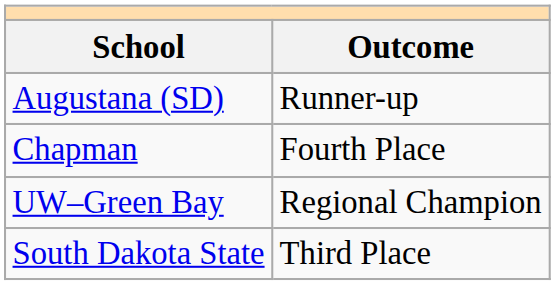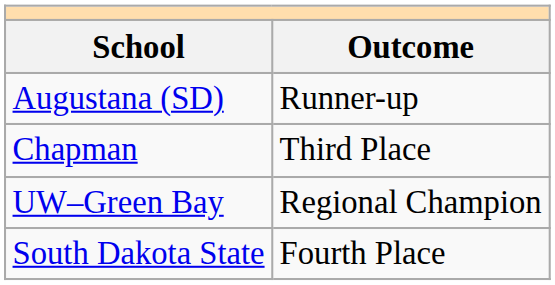(363, 149) Fourth Place -> (355, 149) Third Place
(355, 253) Third Place -> (363, 253) Fourth Place
